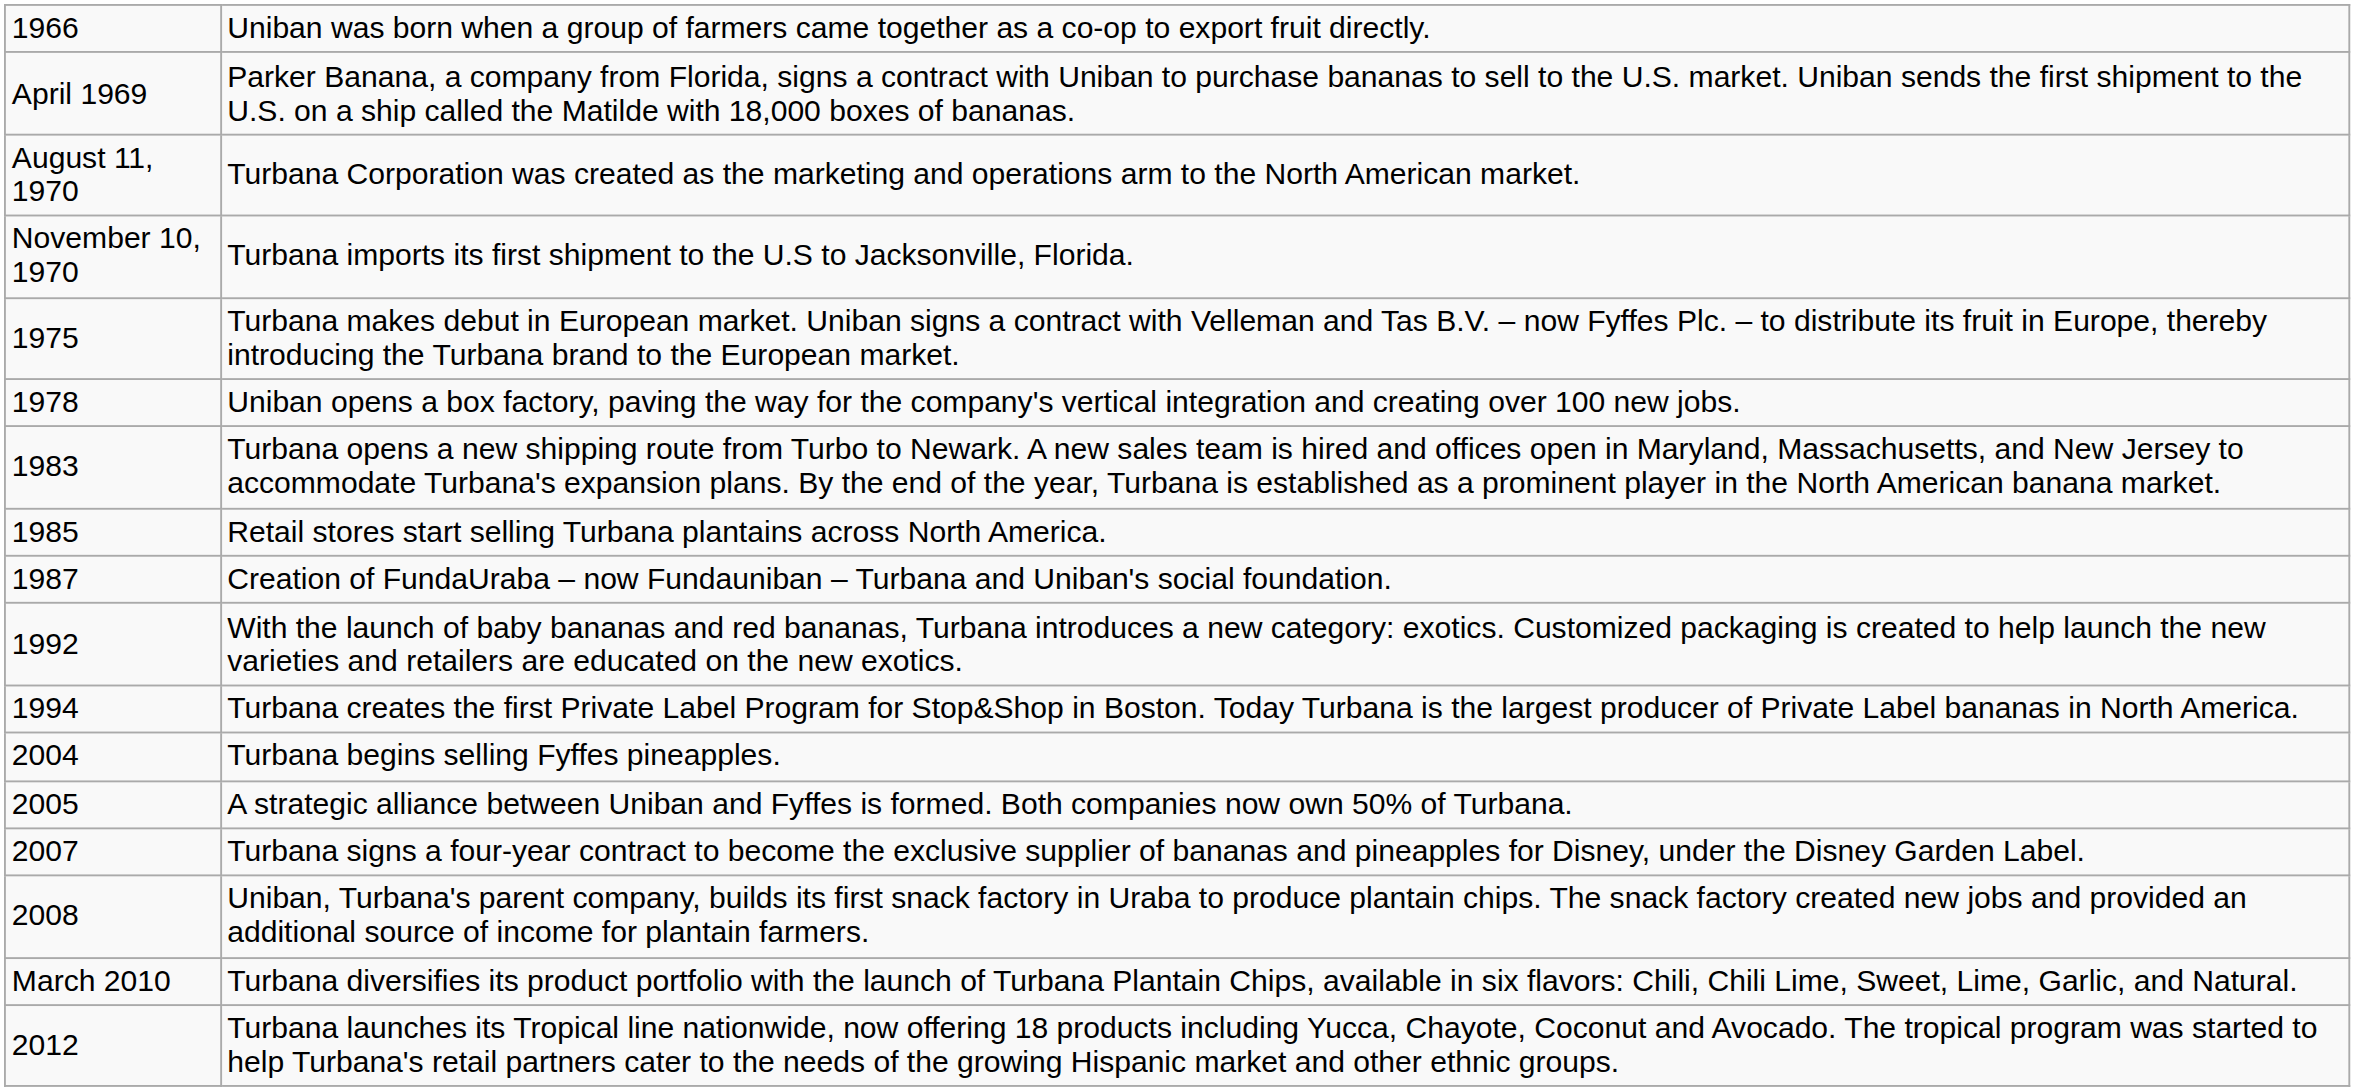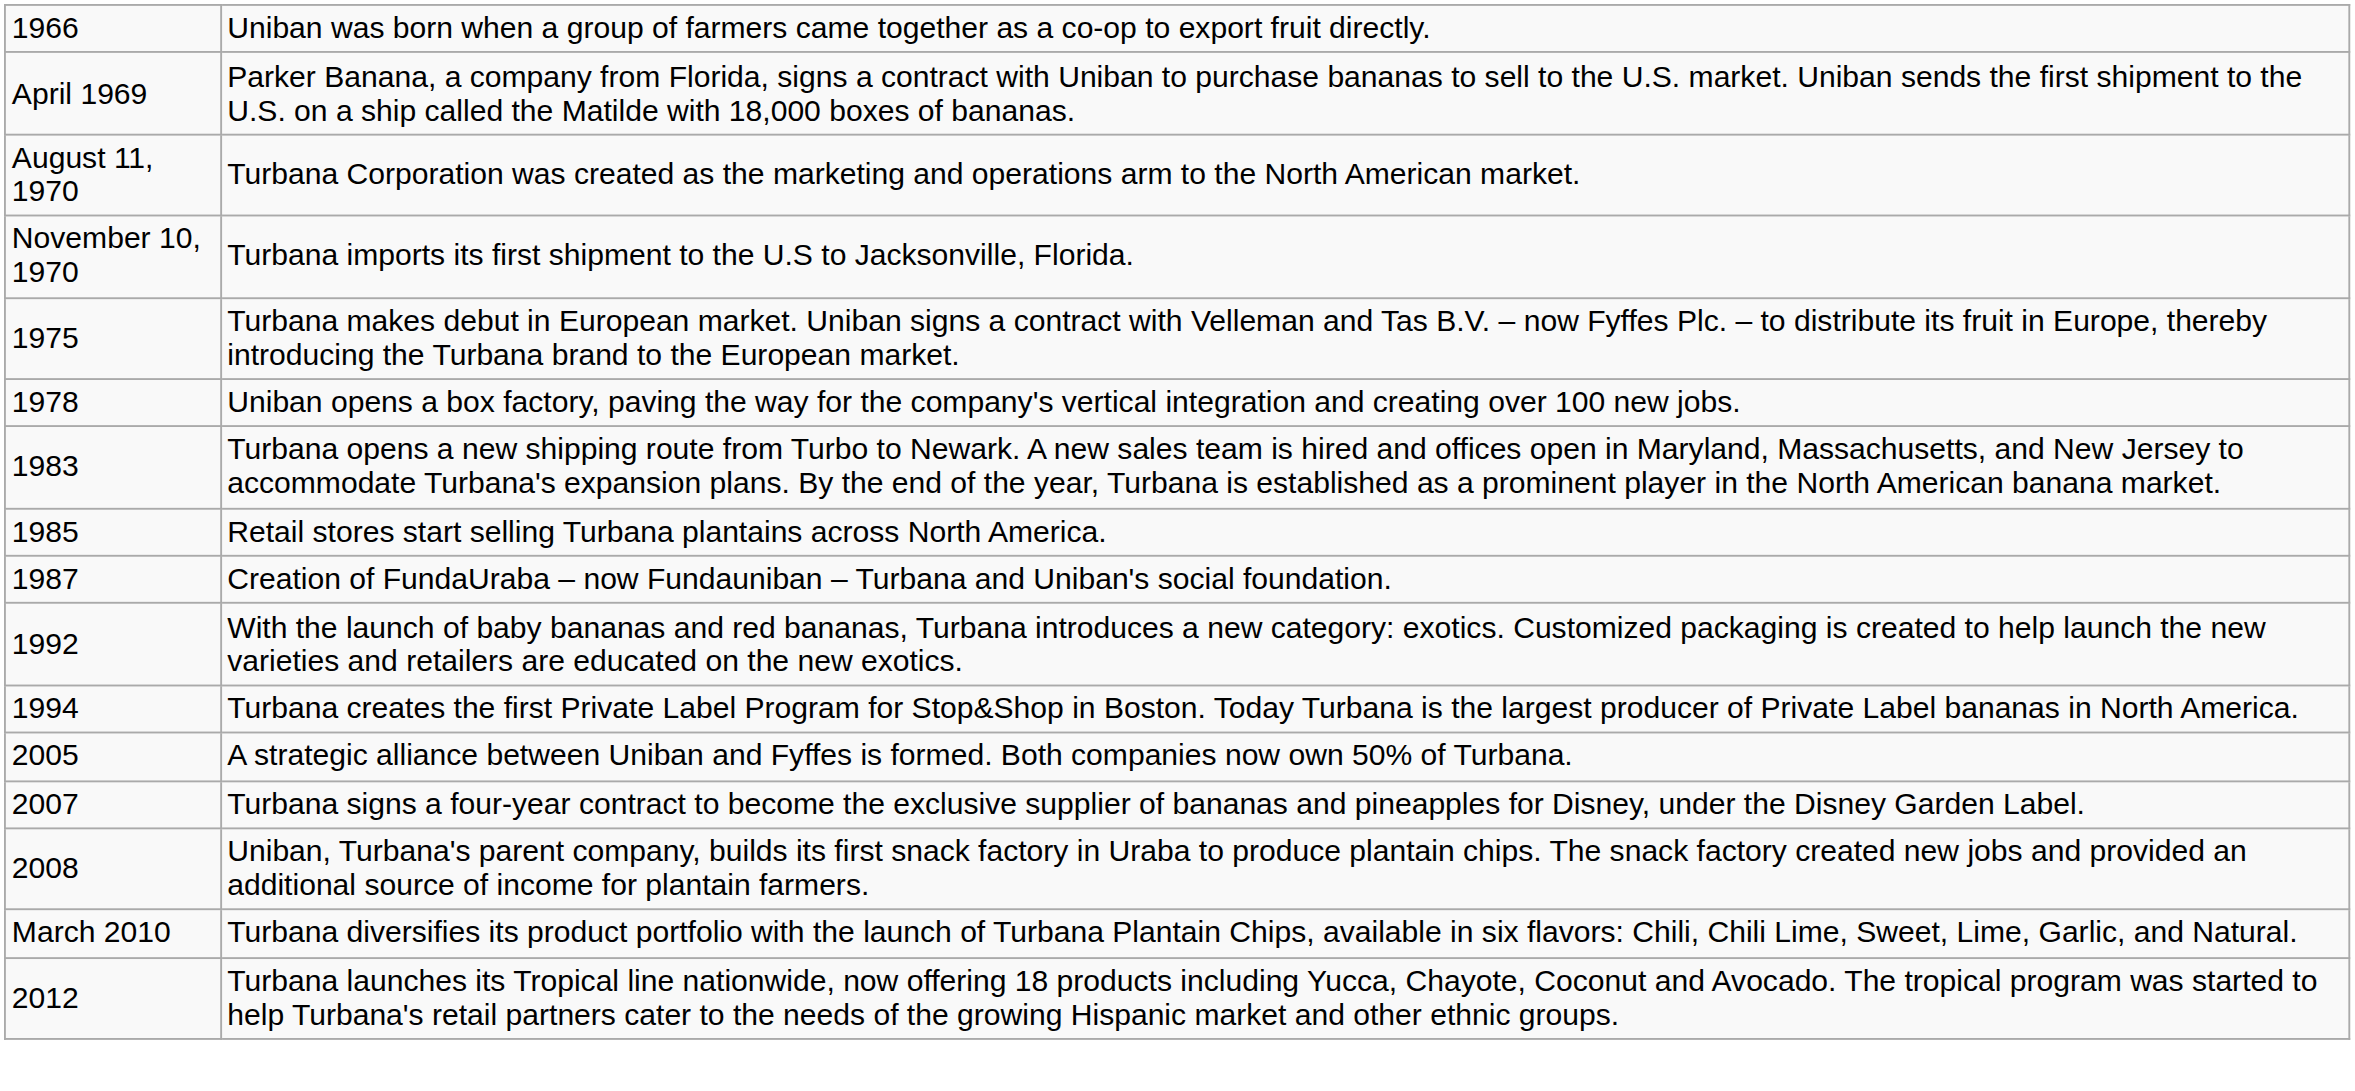- row: (504, 756)
